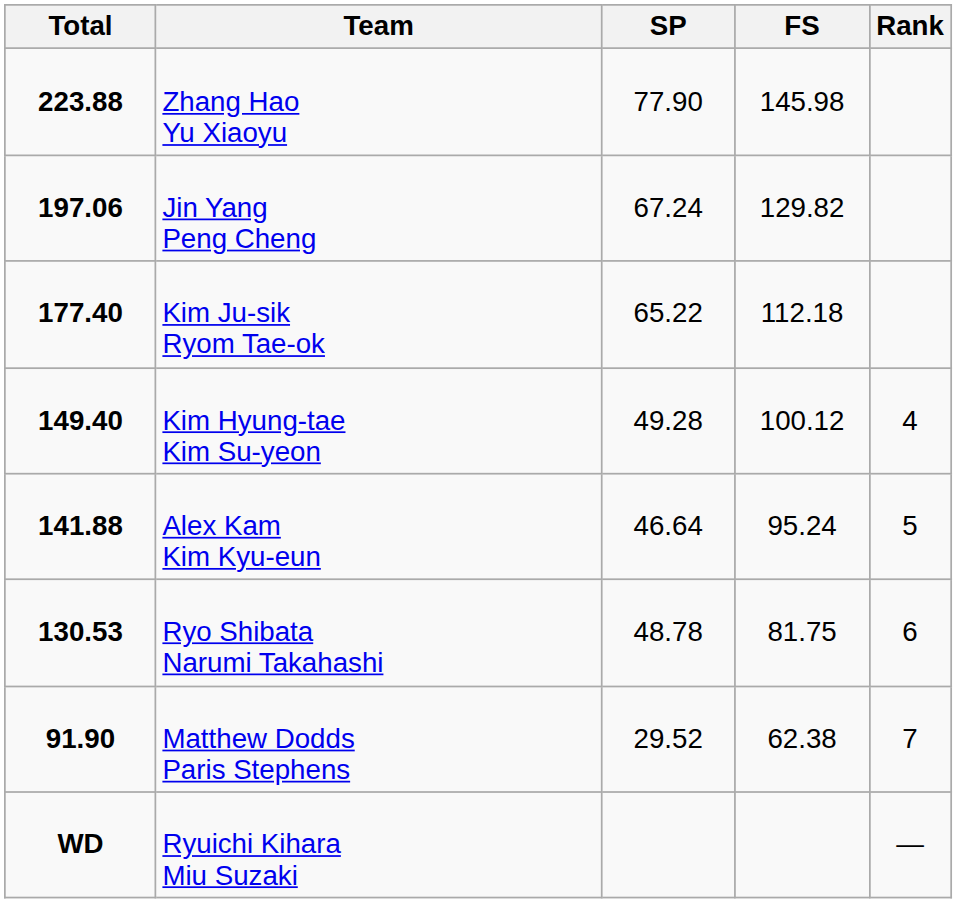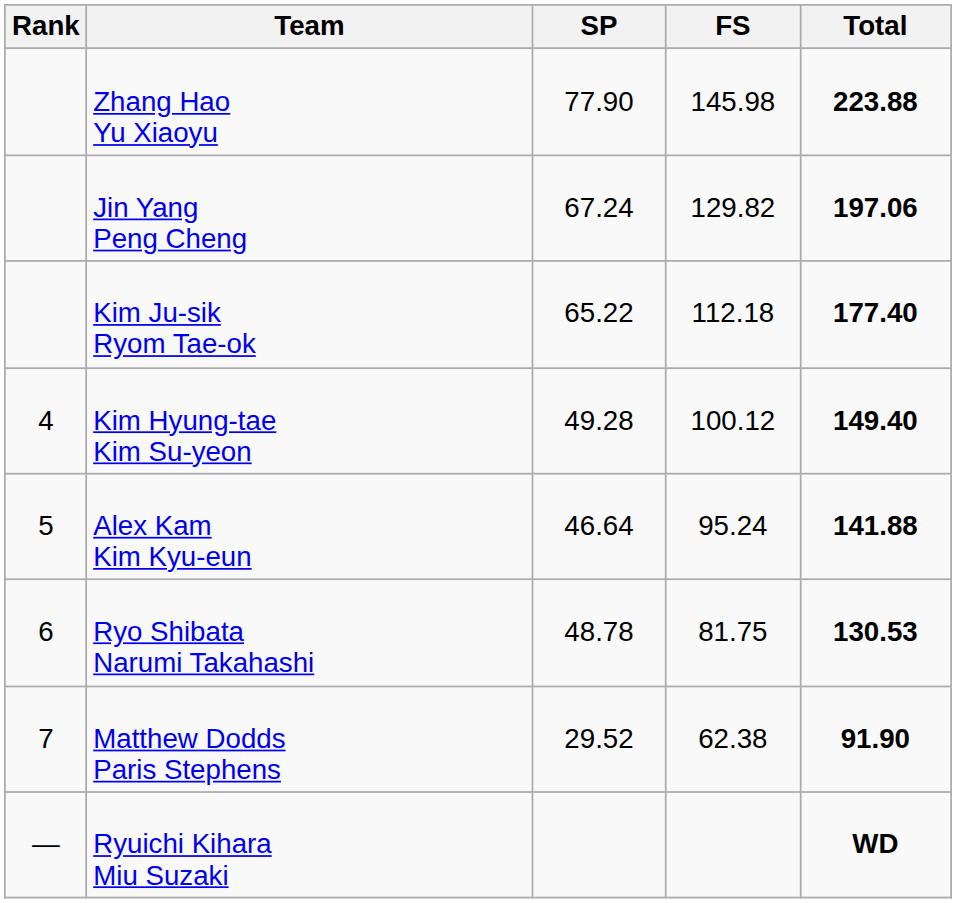columns swapped: (910, 26) <-> (80, 26)
